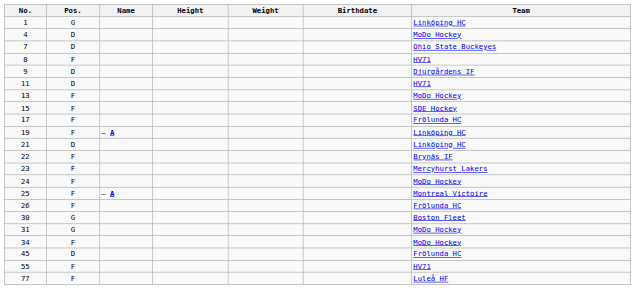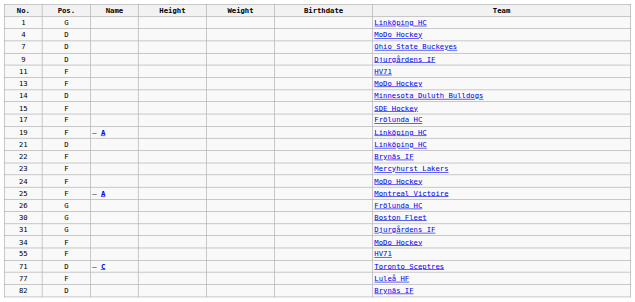- row: (25, 59)
(73, 83) D -> (66, 71) F
+ row: (23, 95)
(73, 205) F -> (66, 205) G
(437, 229) MoDo Hockey -> (405, 229) Djurgårdens IF
- row: (25, 254)
+ row: (23, 266)
+ row: (23, 290)
